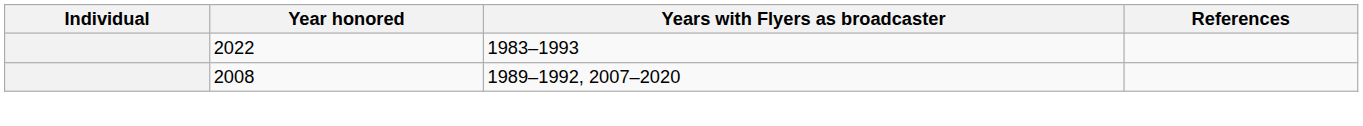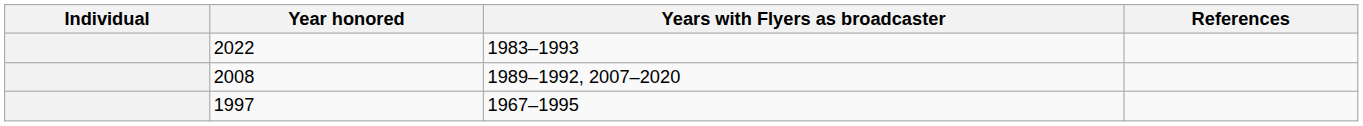+ row: (234, 105)
